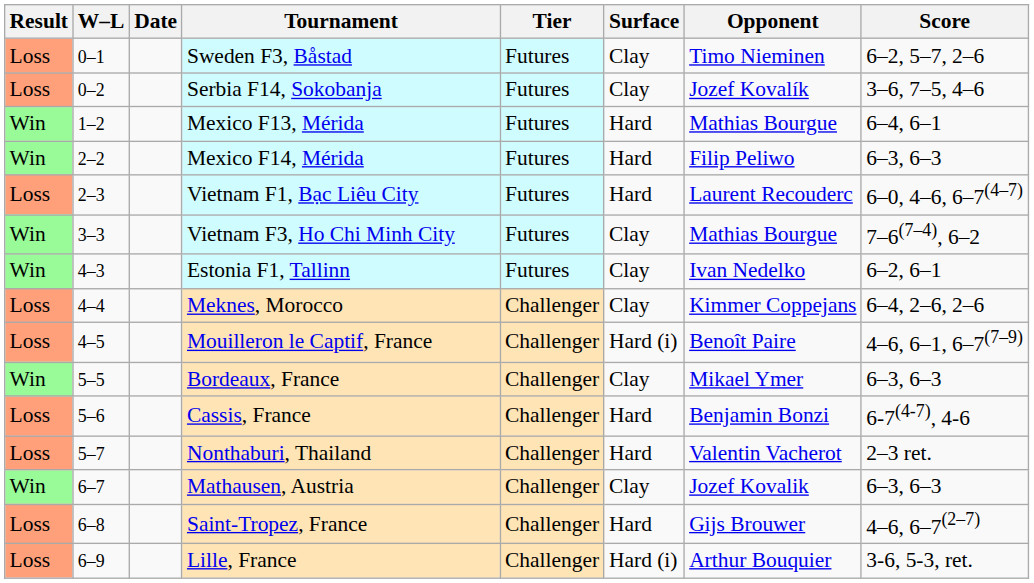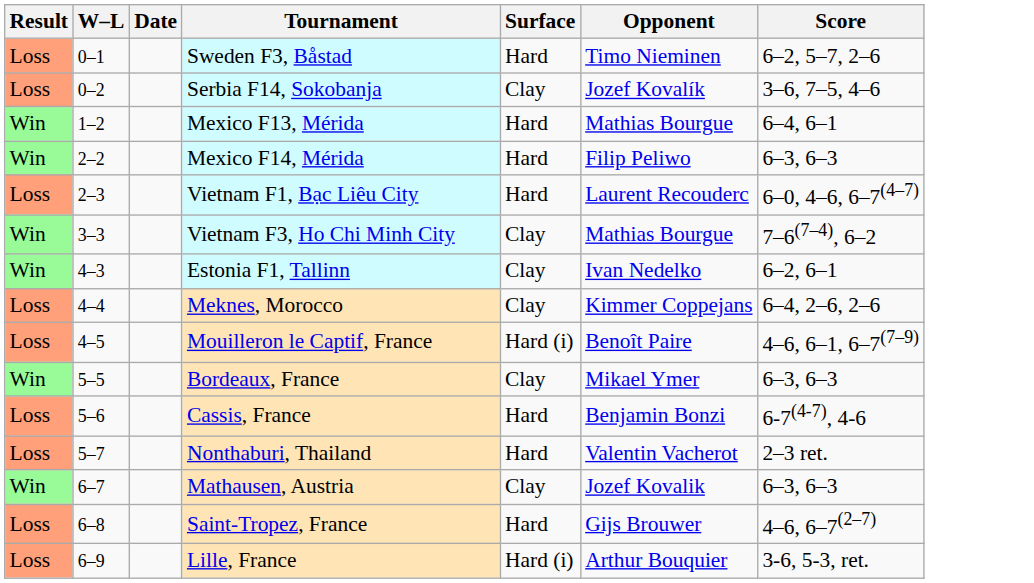- column: (552, 21)
(629, 55) Clay -> (526, 55) Hard
